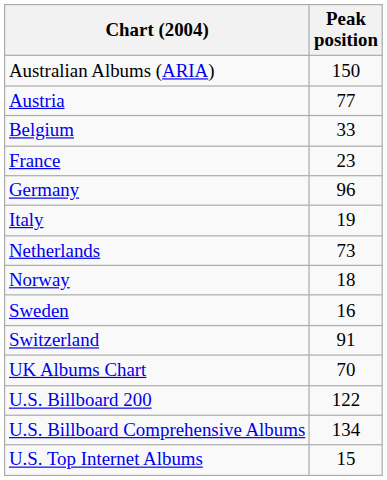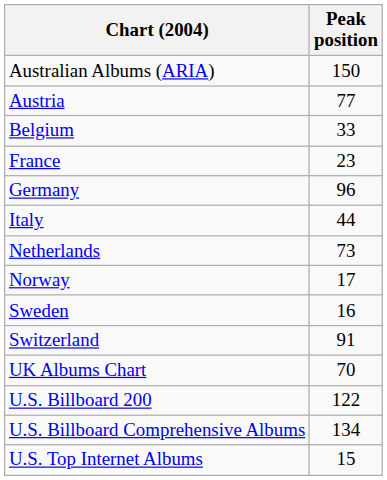(346, 220) 19 -> (346, 220) 44
(346, 280) 18 -> (346, 280) 17
